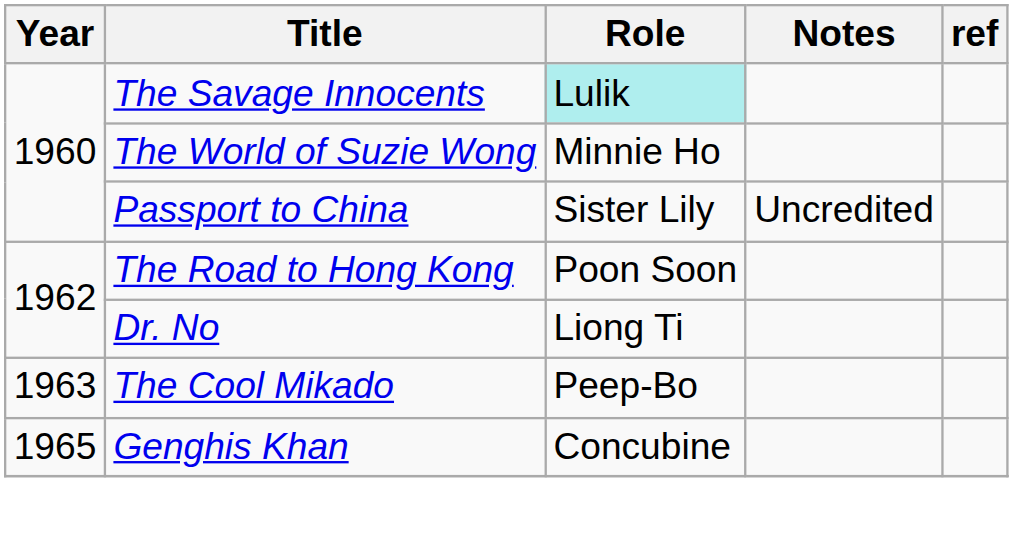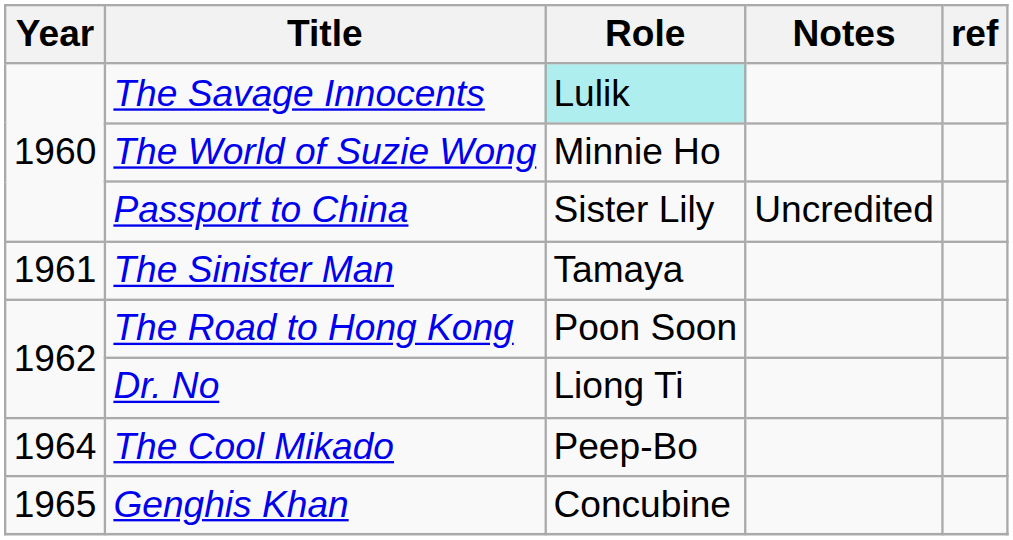+ row: (254, 269)
(55, 387) 1963 -> (55, 446) 1964
